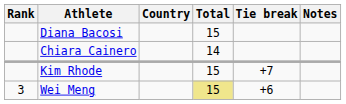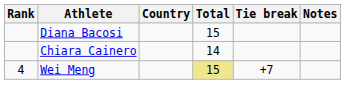- row: (71, 71)
(21, 90) 3 -> (21, 70) 4
(267, 90) +6 -> (267, 70) +7
